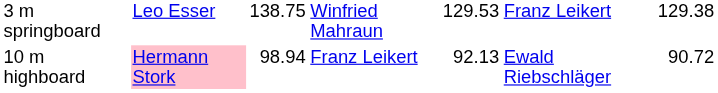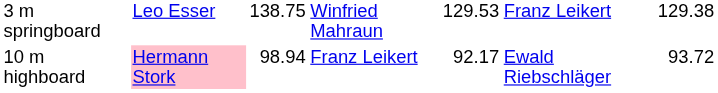(476, 56) 92.13 -> (476, 56) 92.17
(691, 56) 90.72 -> (691, 56) 93.72
